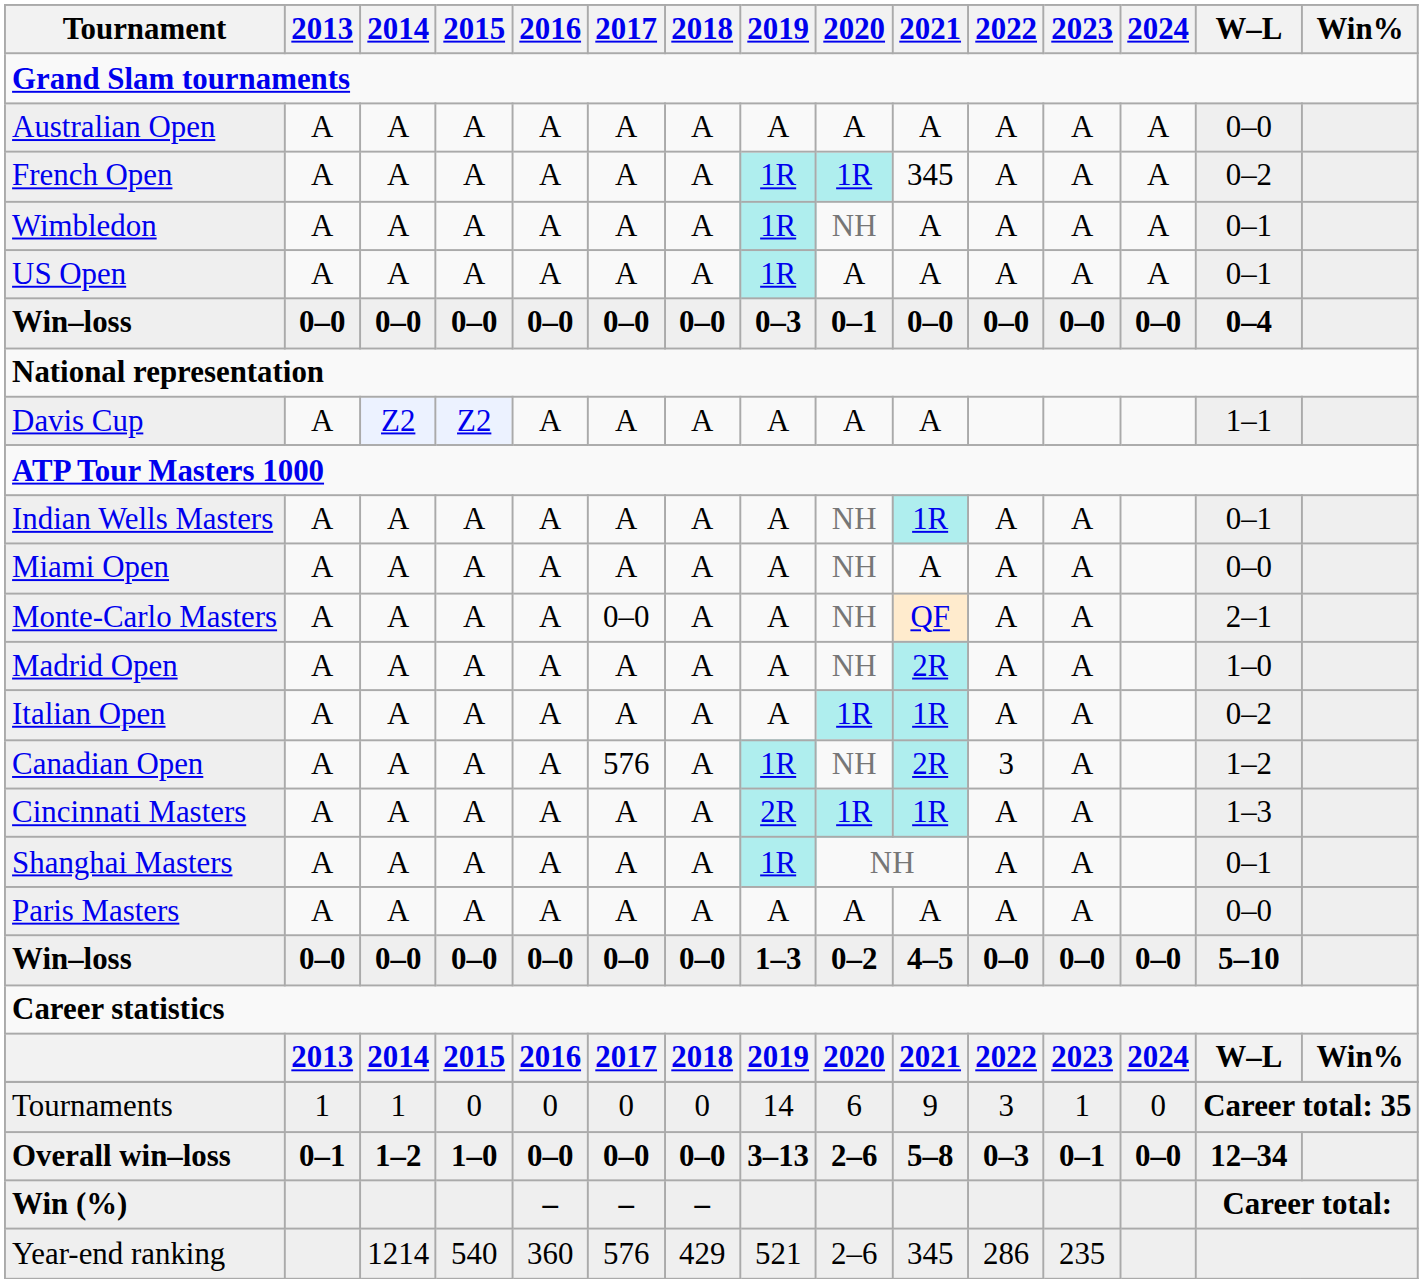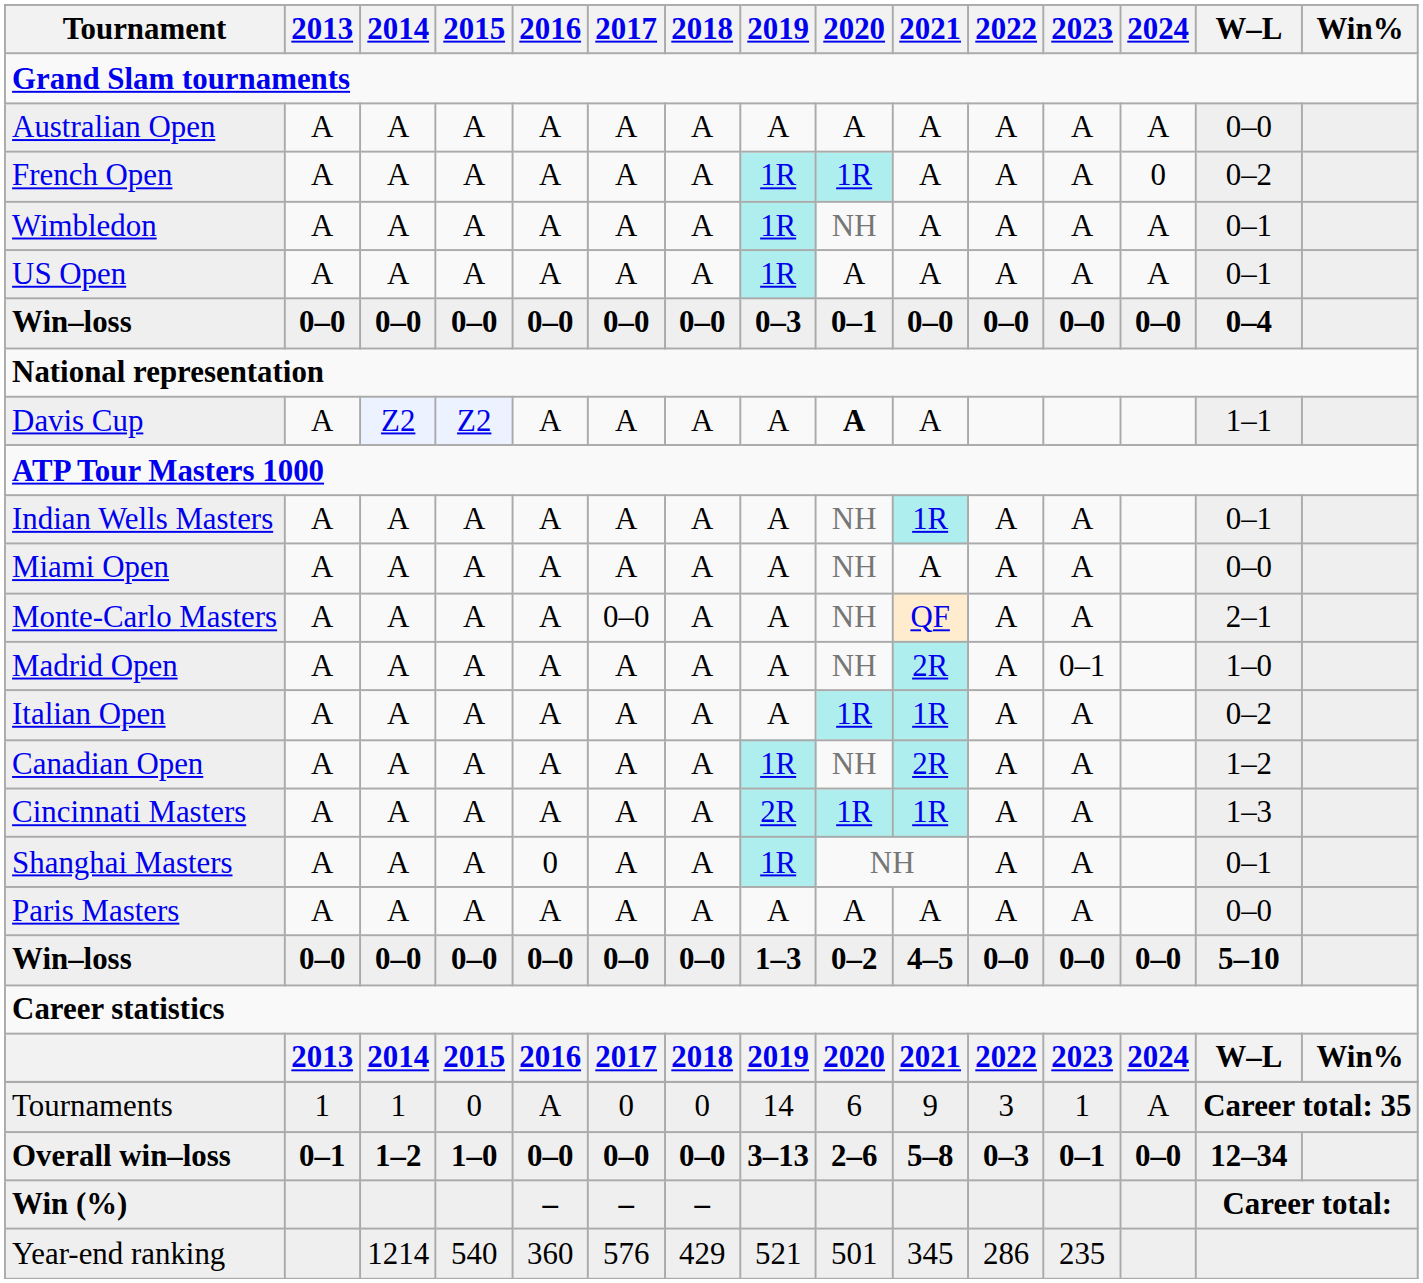(930, 175) 345 -> (930, 175) A
(1158, 175) A -> (1158, 175) 0
(854, 420) normal -> (854, 420) bold
(1082, 665) A -> (1082, 665) 0–1
(626, 763) 576 -> (626, 763) A
(1006, 763) 3 -> (1006, 763) A
(550, 861) A -> (550, 861) 0
(550, 1106) 0 -> (550, 1106) A
(1158, 1106) 0 -> (1158, 1106) A
(854, 1253) 2–6 -> (854, 1253) 501
